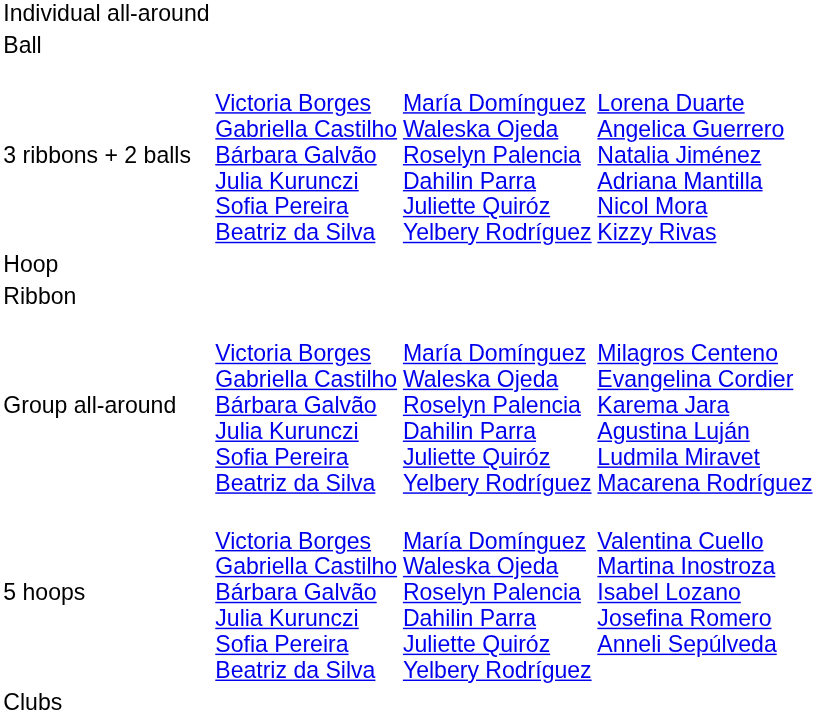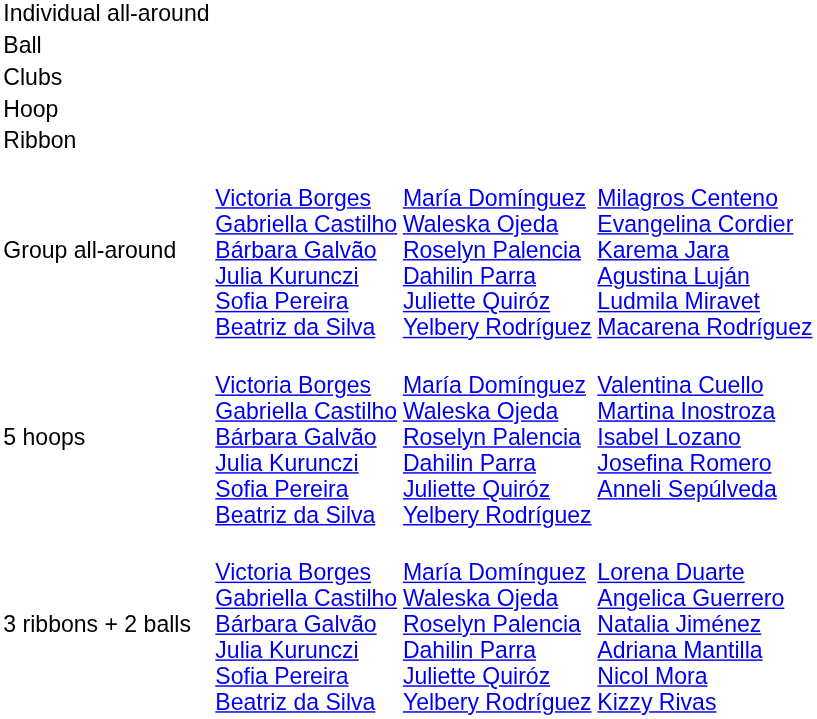rows swapped: (33, 702) <-> (97, 155)
